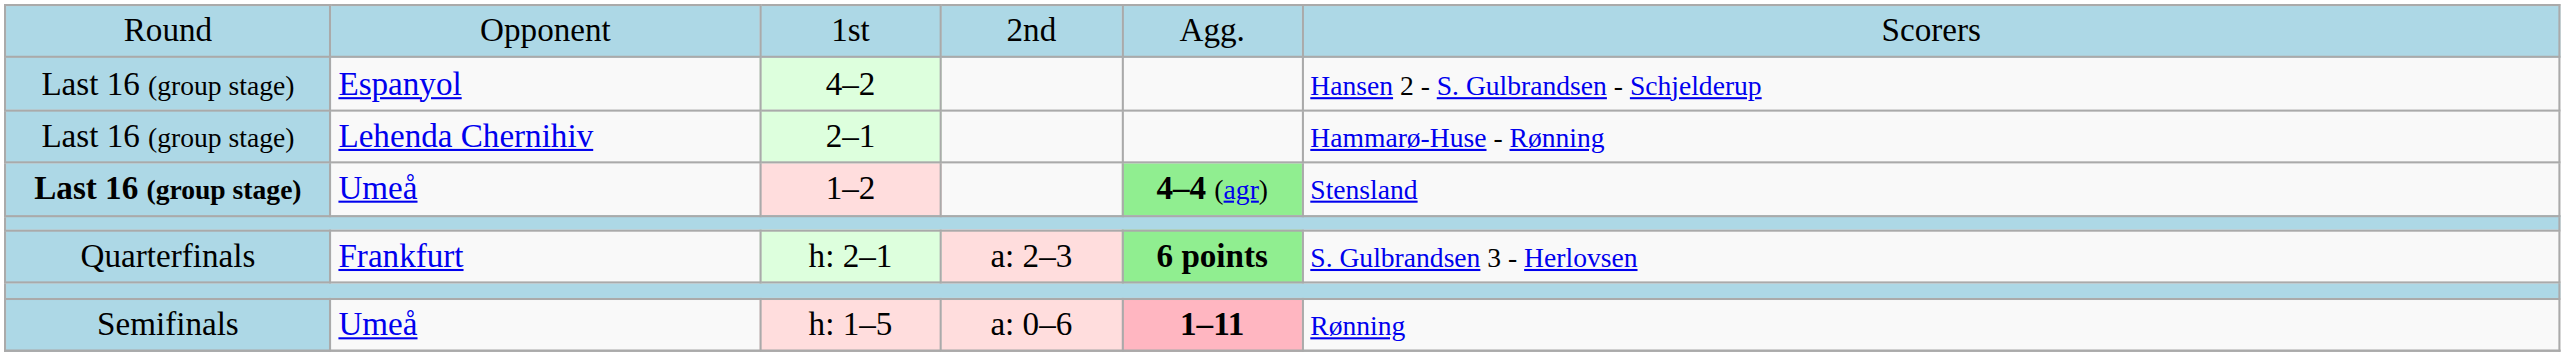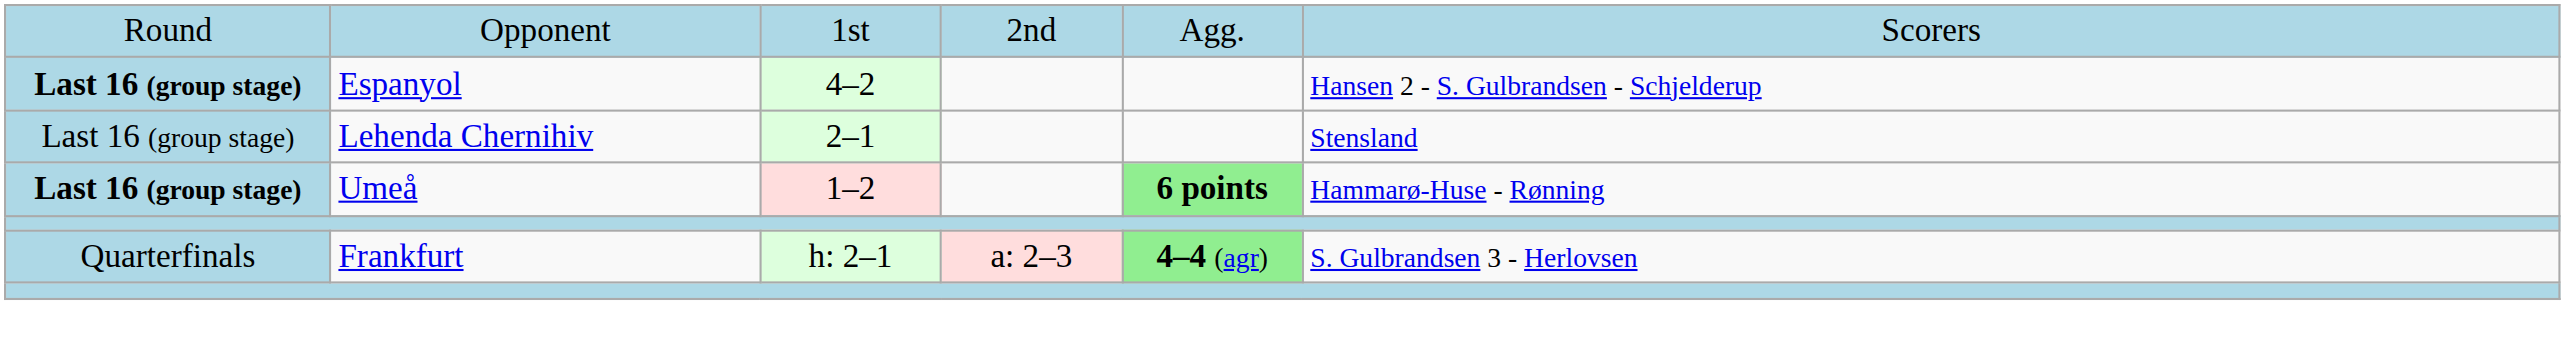(168, 83) normal -> (168, 83) bold
(1457, 137) Hammarø-Huse - Rønning -> (1364, 137) Stensland
(1212, 188) 4–4 (agr) -> (1212, 188) 6 points
(1364, 190) Stensland -> (1457, 190) Hammarø-Huse - Rønning
(1212, 256) 6 points -> (1212, 256) 4–4 (agr)
- row: (378, 323)
